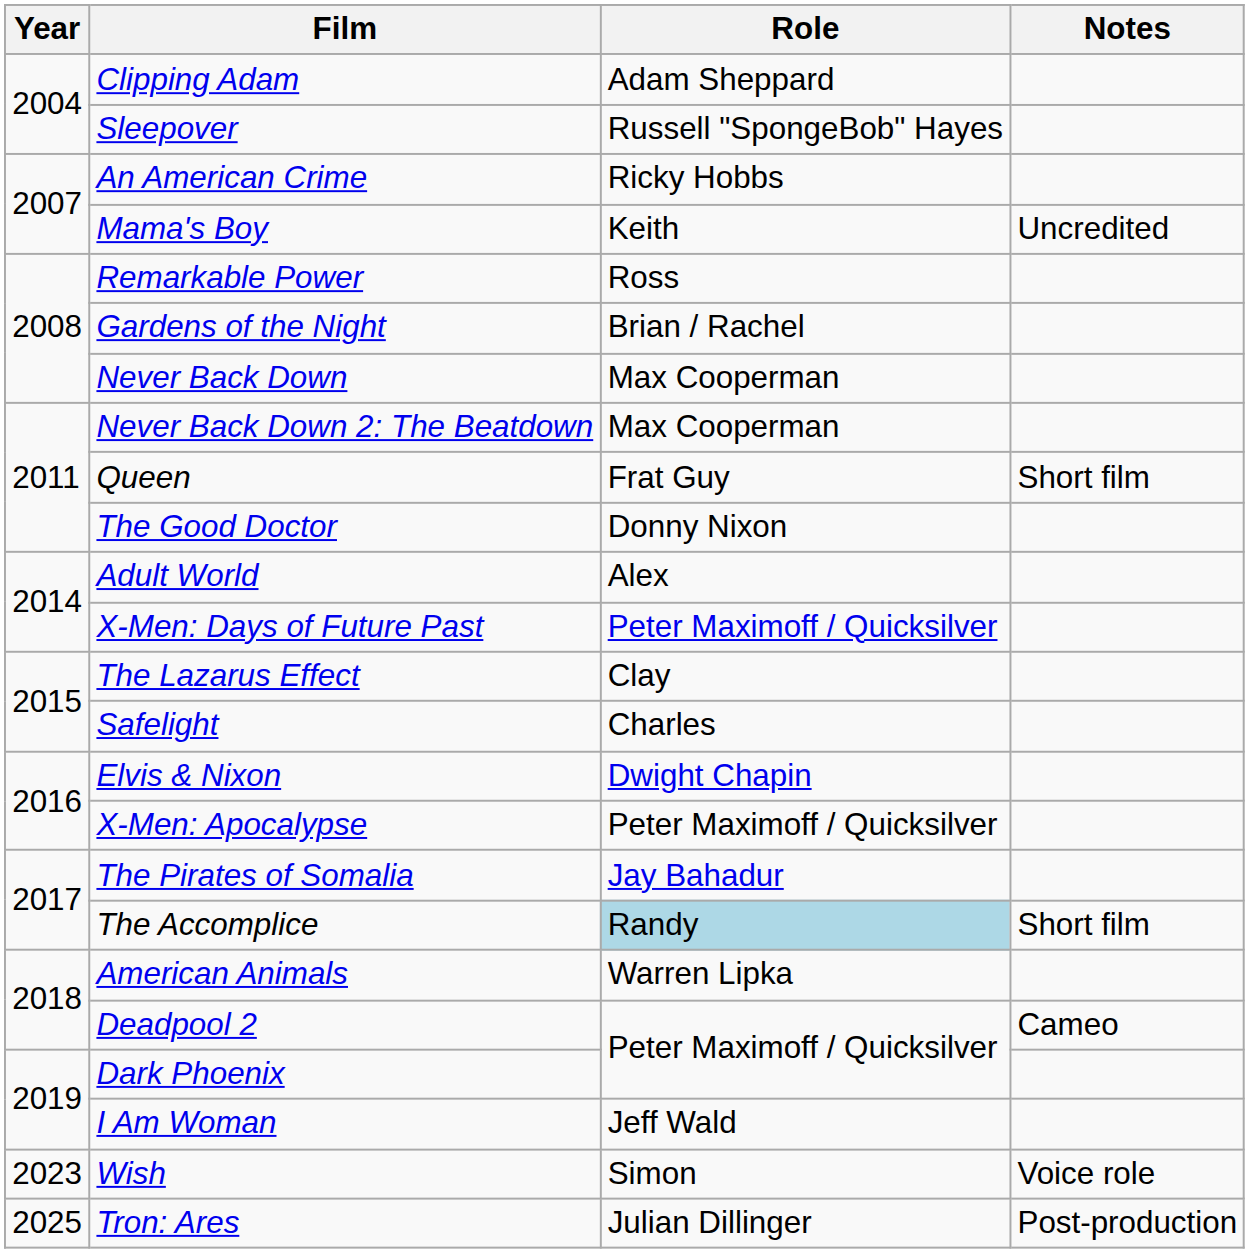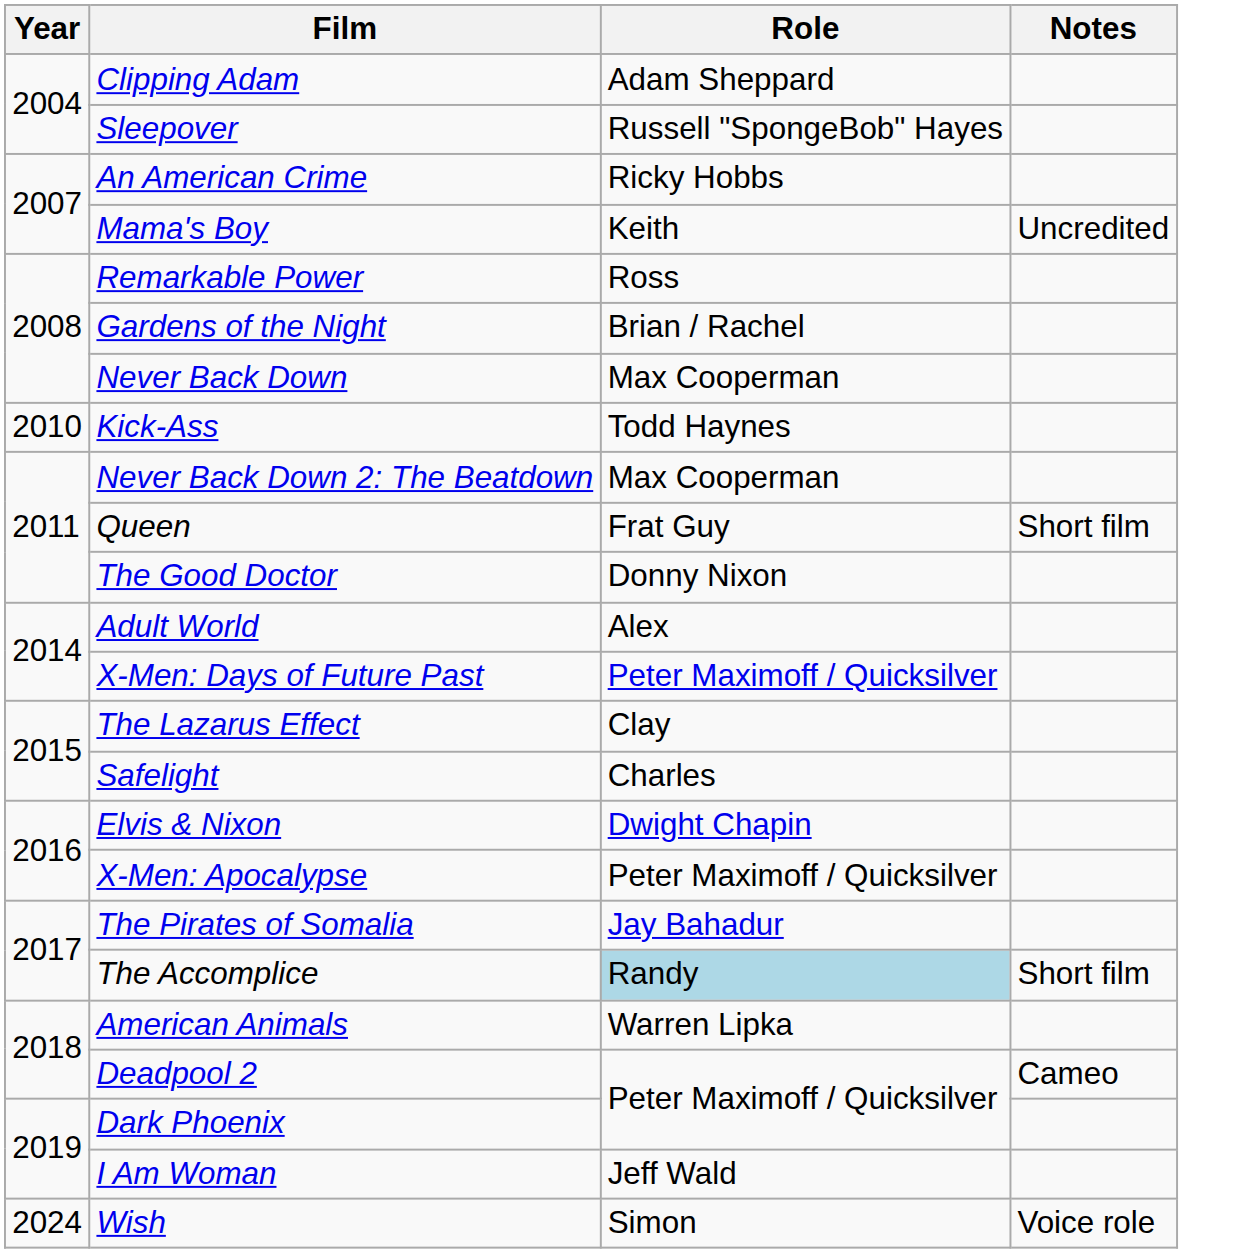+ row: (157, 427)
(47, 1173) 2023 -> (47, 1223) 2024
- row: (168, 1223)
